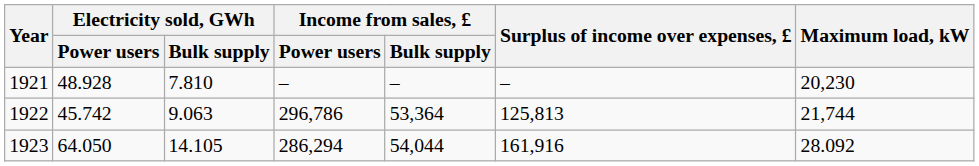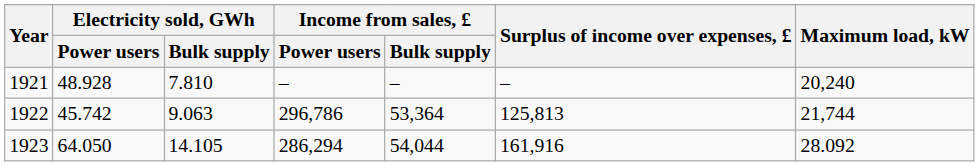(828, 82) 20,230 -> (828, 82) 20,240
